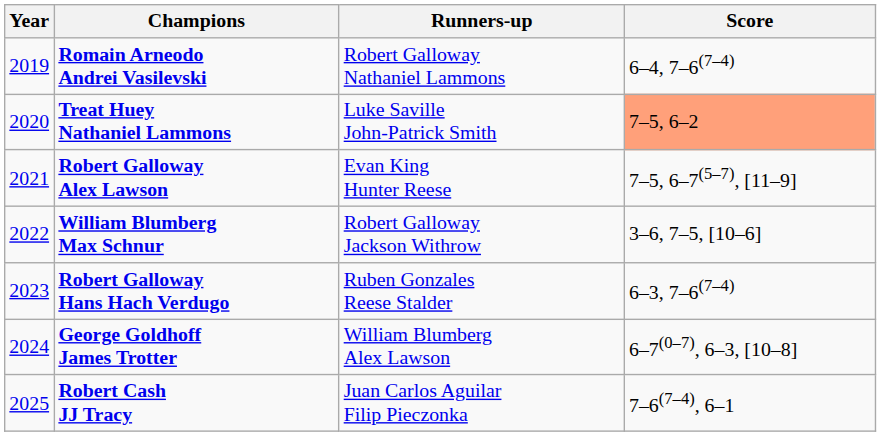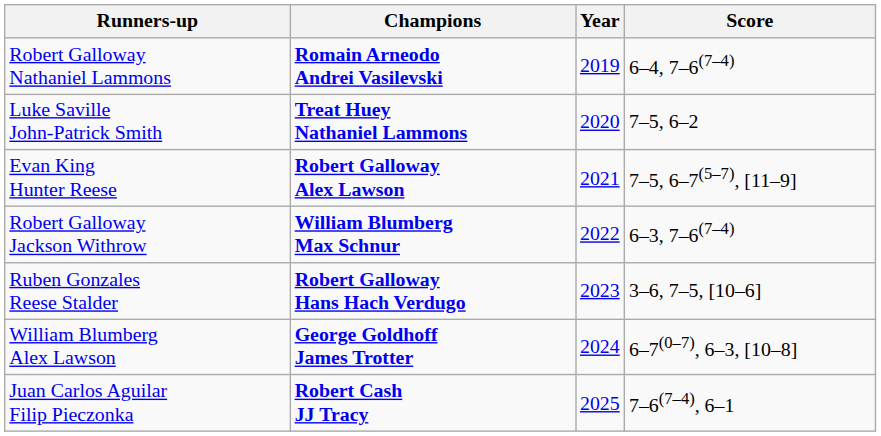columns swapped: (29, 21) <-> (482, 21)
(664, 122) lightsalmon background -> (664, 122) no background
(695, 234) 3–6, 7–5, [10–6] -> (682, 234) 6–3, 7–6(7–4)
(682, 290) 6–3, 7–6(7–4) -> (695, 290) 3–6, 7–5, [10–6]
